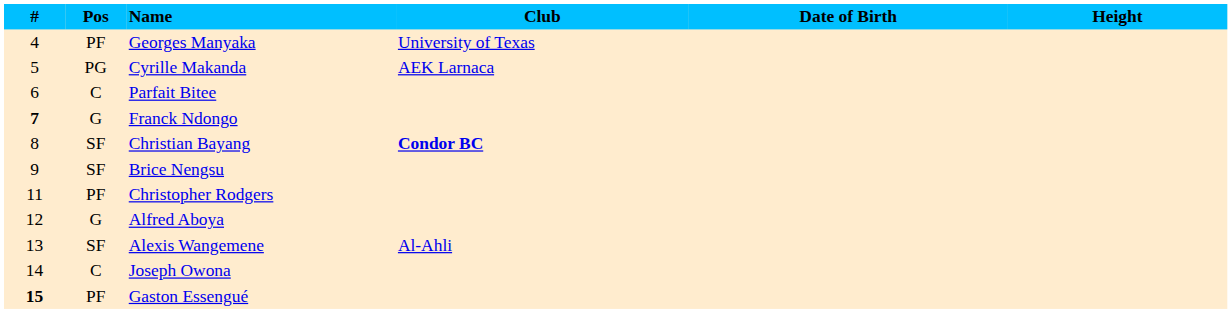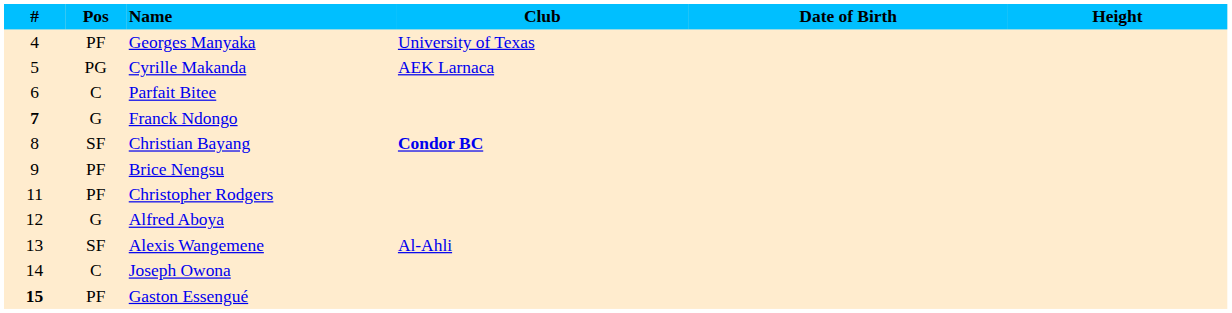(96, 169) SF -> (96, 169) PF
